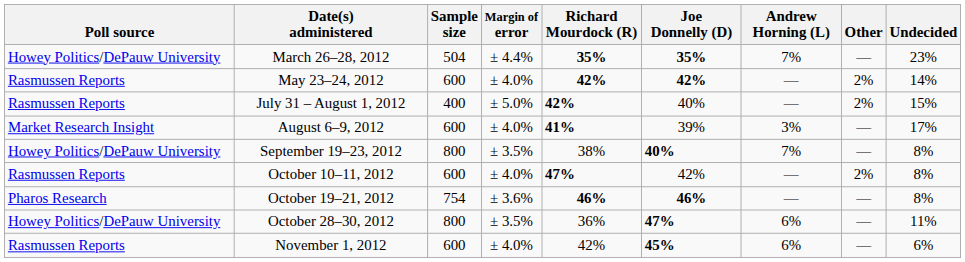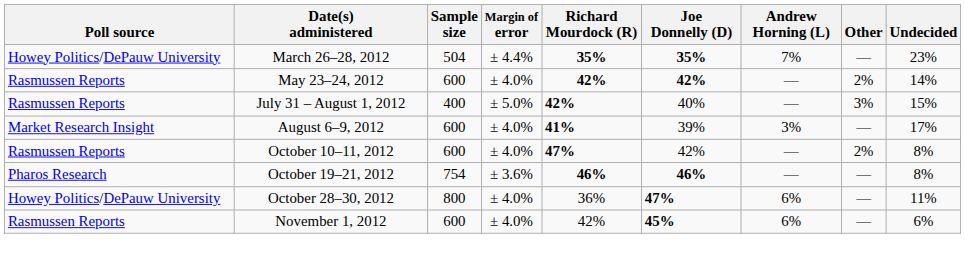(864, 103) 2% -> (864, 103) 3%
- row: (331, 151)
(511, 221) ± 3.5% -> (511, 198) ± 4.0%
